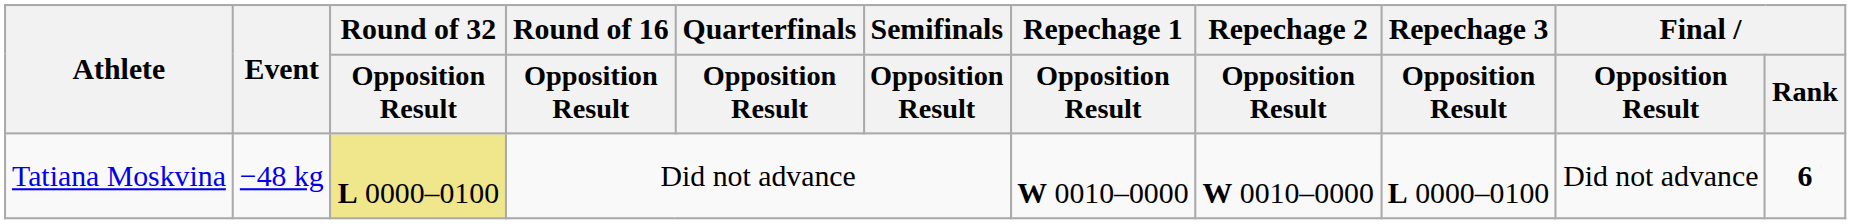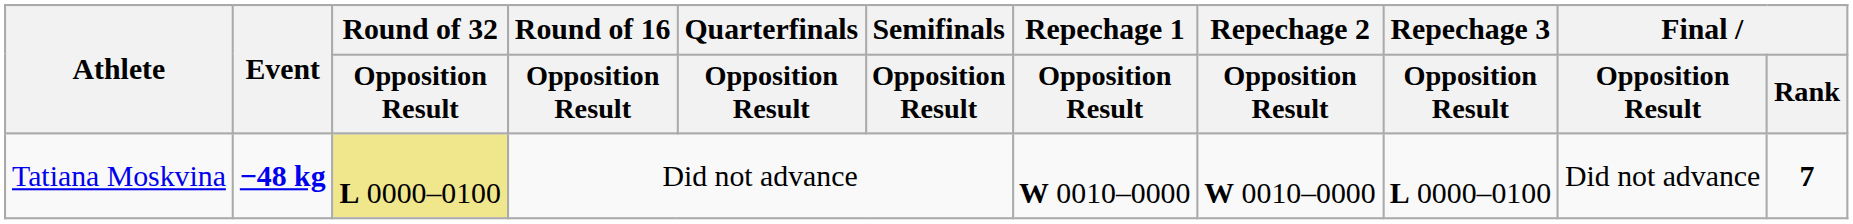(282, 175) normal -> (283, 175) bold
(1805, 175) 6 -> (1807, 175) 7
